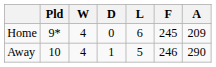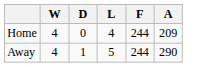- column: (55, 14)
(140, 33) 6 -> (111, 33) 4
(168, 33) 245 -> (140, 33) 244
(168, 52) 246 -> (140, 52) 244
